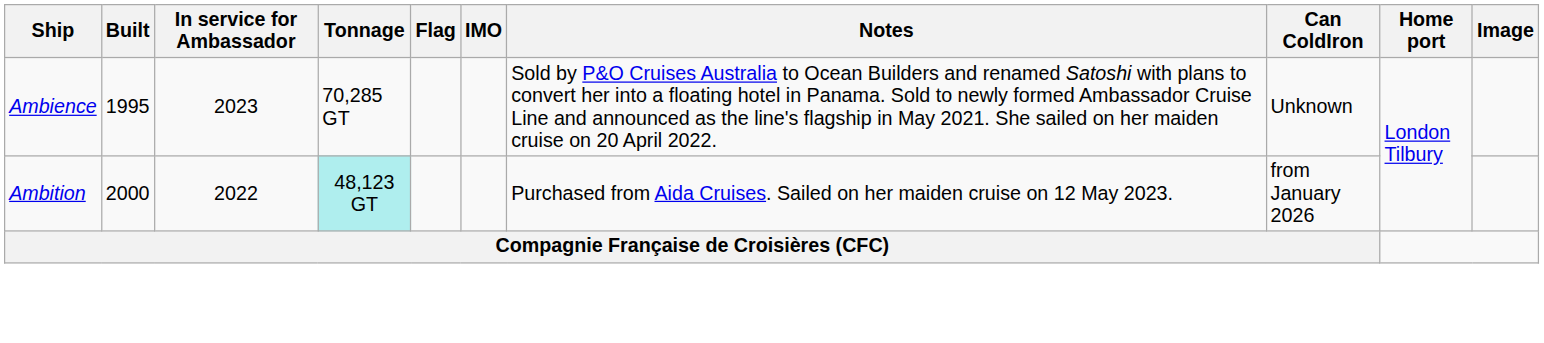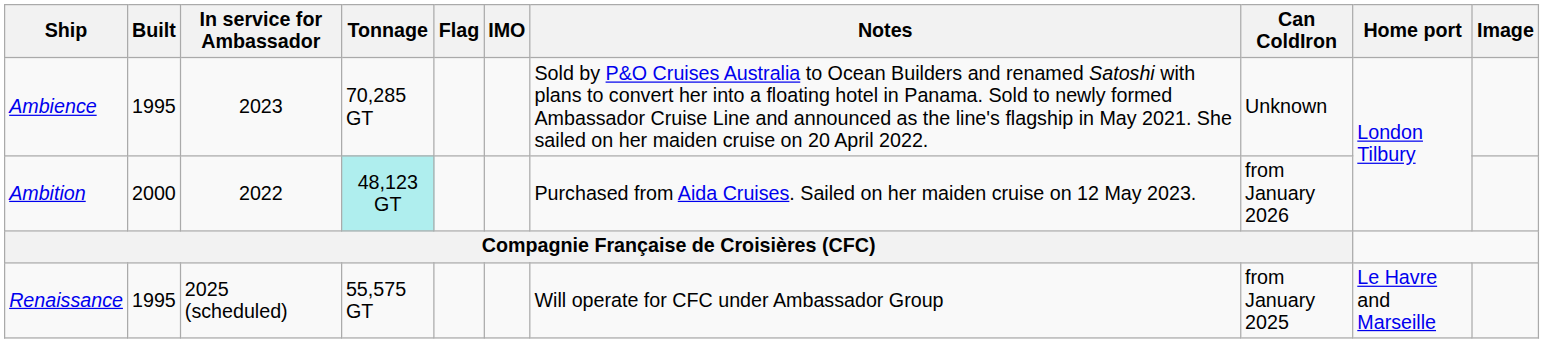+ row: (66, 299)
